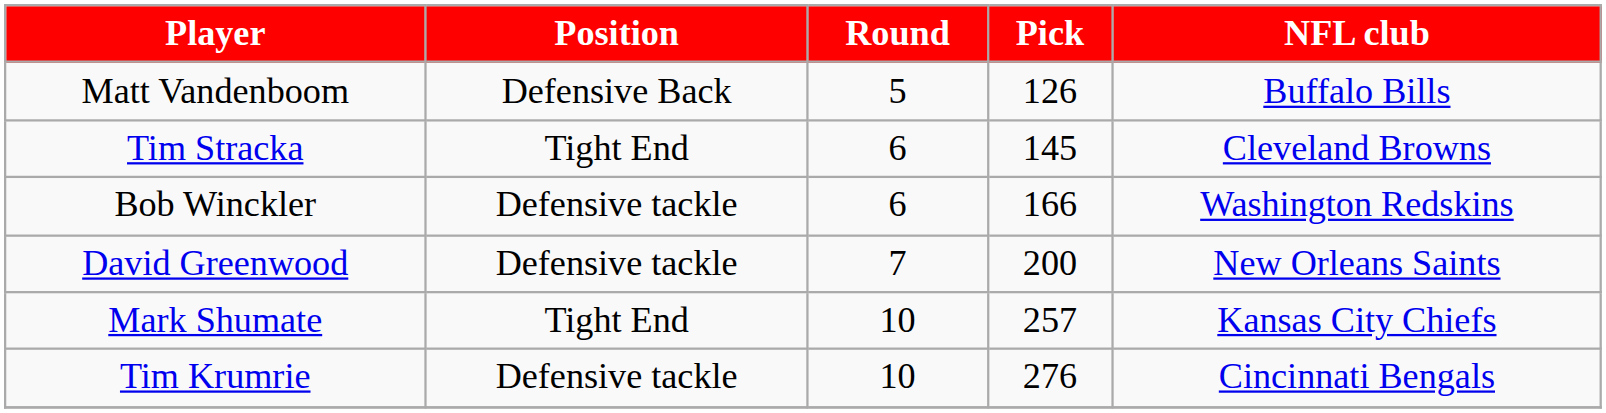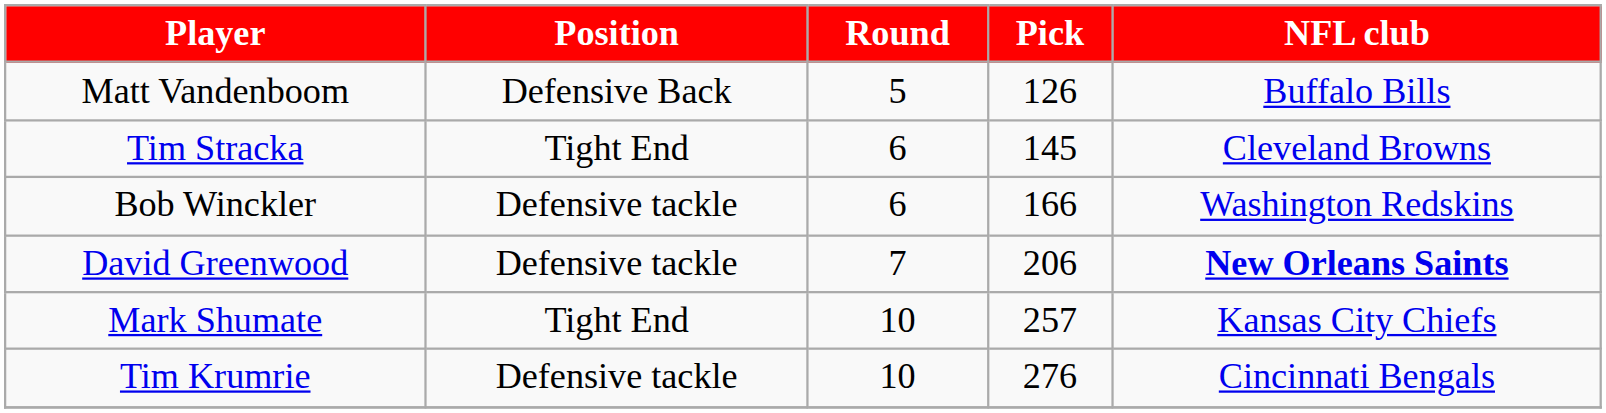(1050, 262) 200 -> (1050, 262) 206
(1357, 262) normal -> (1357, 262) bold
